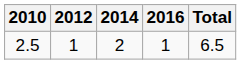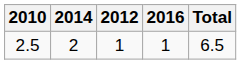columns swapped: (73, 18) <-> (119, 18)
